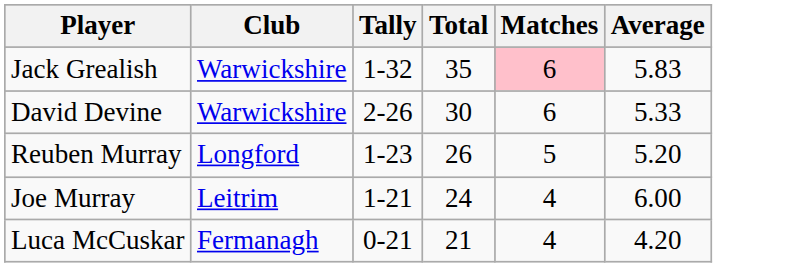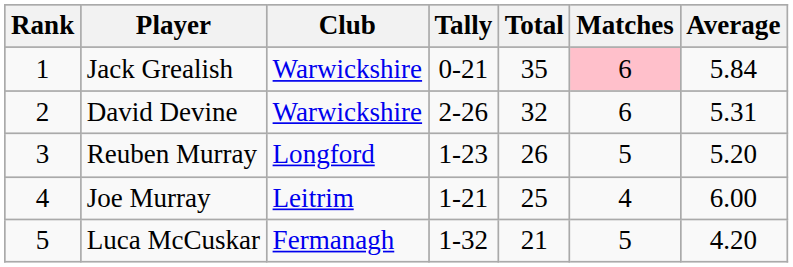+ column: (43, 25)
(388, 68) 1-32 -> (463, 68) 0-21
(658, 68) 5.83 -> (733, 68) 5.84
(459, 111) 30 -> (534, 111) 32
(658, 111) 5.33 -> (733, 111) 5.31
(459, 197) 24 -> (534, 197) 25
(388, 240) 0-21 -> (463, 240) 1-32
(549, 240) 4 -> (625, 240) 5
